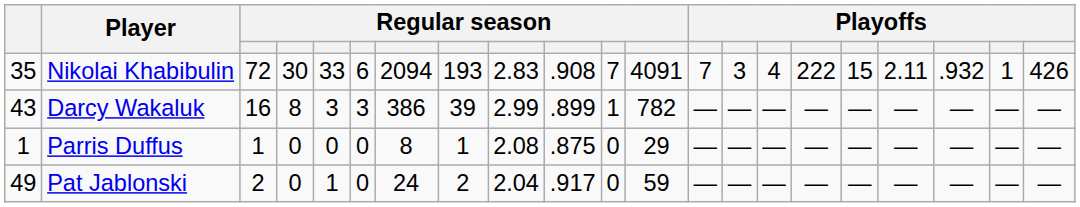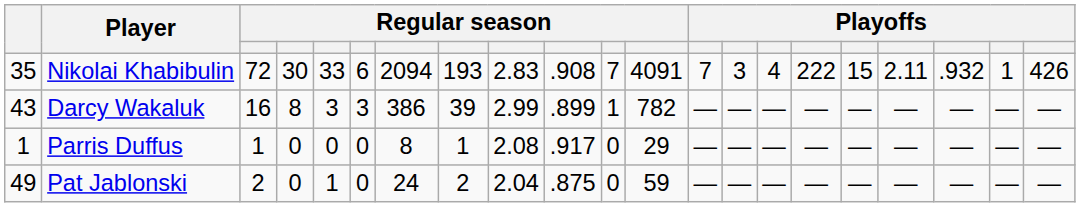(573, 145) .875 -> (573, 145) .917
(573, 183) .917 -> (573, 183) .875
